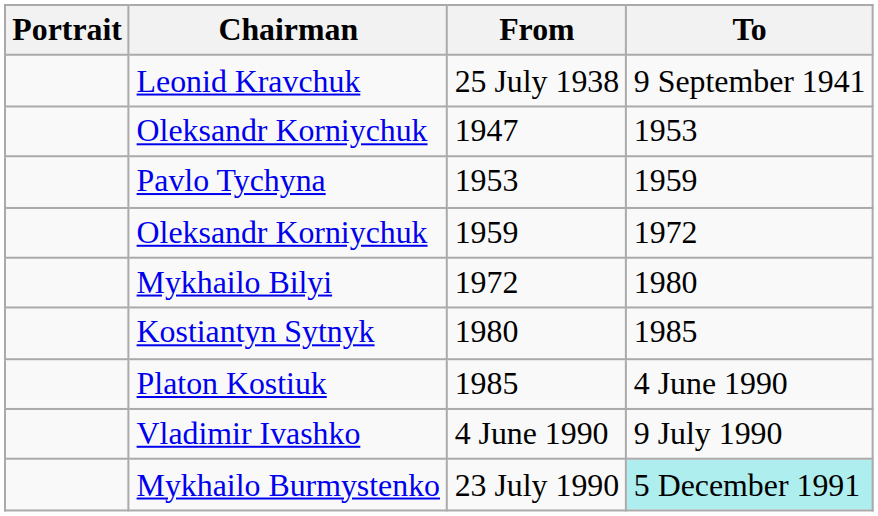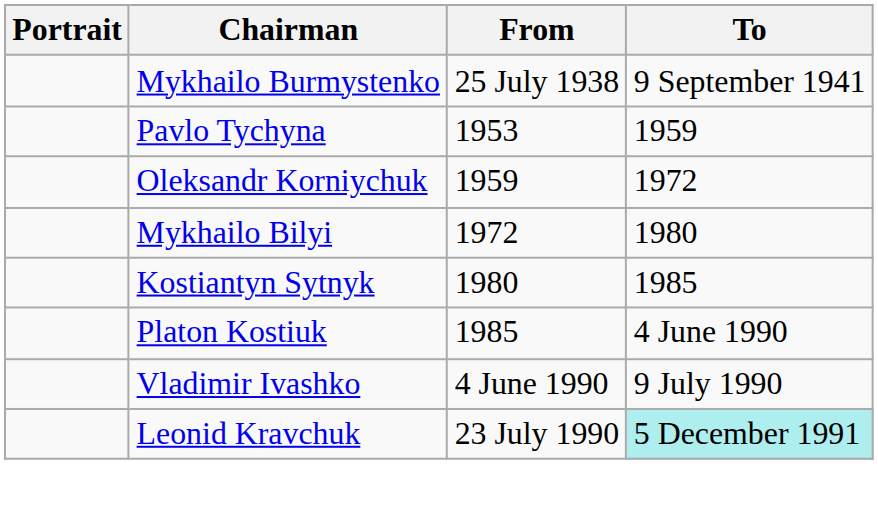(248, 80) Leonid Kravchuk -> (288, 80) Mykhailo Burmystenko
- row: (486, 130)
(288, 484) Mykhailo Burmystenko -> (248, 433) Leonid Kravchuk
